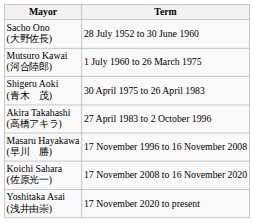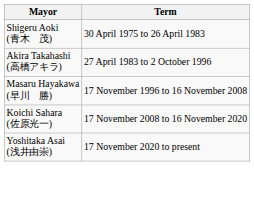- row: (29, 33)
- row: (37, 61)
